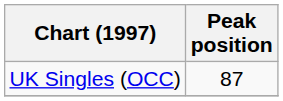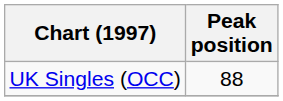(232, 78) 87 -> (232, 78) 88
